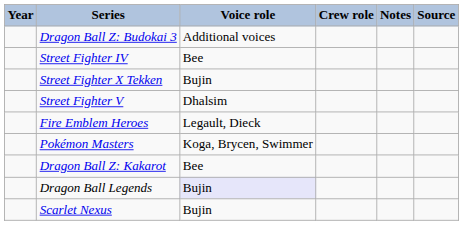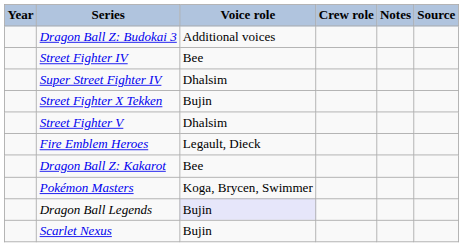+ row: (101, 80)
rows swapped: (87, 144) <-> (103, 166)
